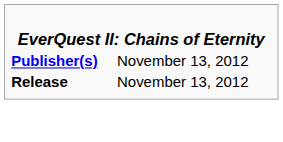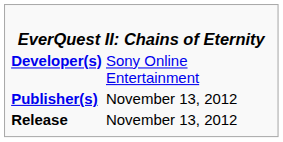+ row: (56, 61)
